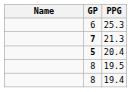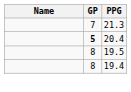- row: (114, 25)
(93, 39) bold -> (93, 25) normal
